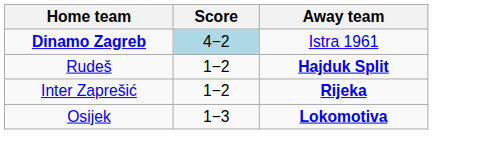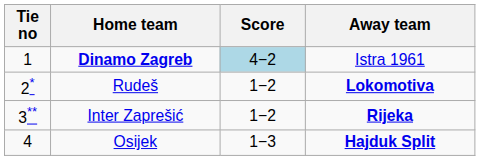+ column: (28, 25)
(344, 66) Hajduk Split -> (390, 86) Lokomotiva
(344, 116) Lokomotiva -> (390, 142) Hajduk Split
